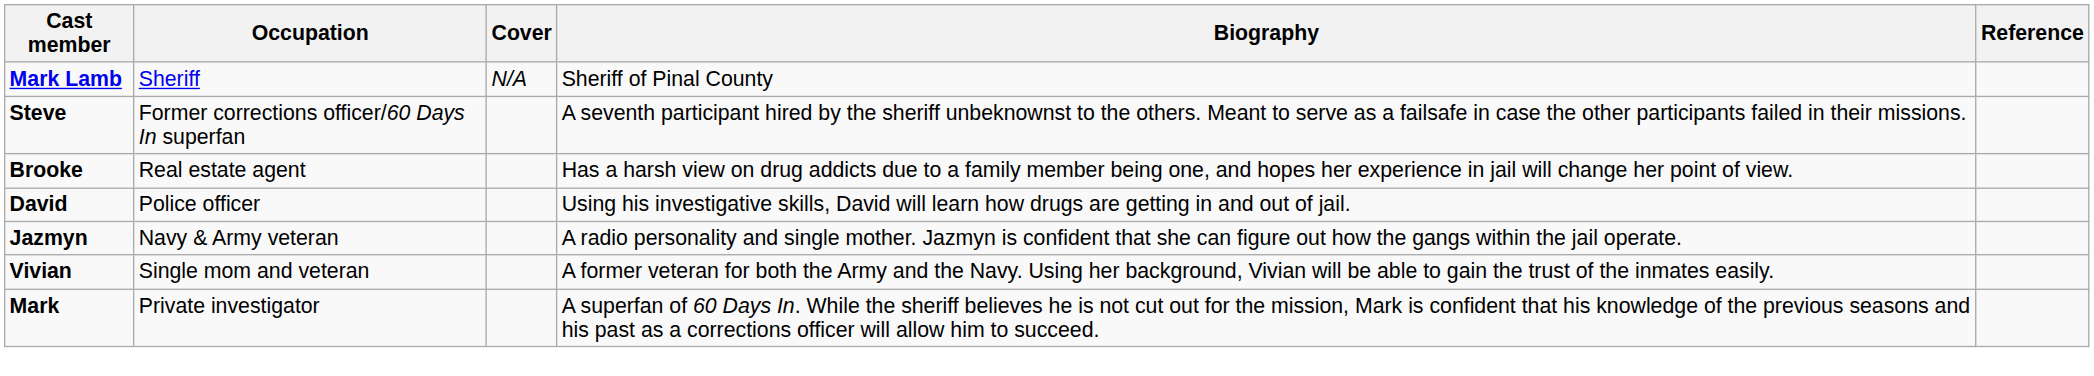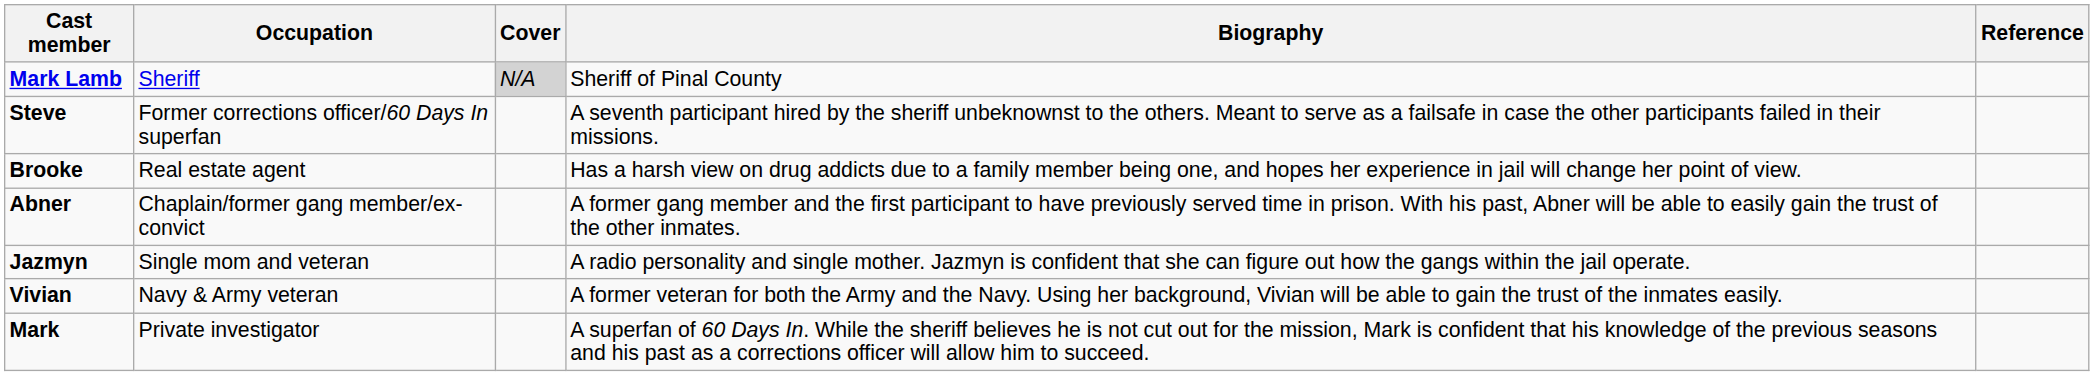(509, 79) no background -> (518, 79) lightgrey background
- row: (39, 204)
+ row: (40, 204)
(239, 237) Navy & Army veteran -> (254, 261) Single mom and veteran
(254, 271) Single mom and veteran -> (238, 295) Navy & Army veteran
